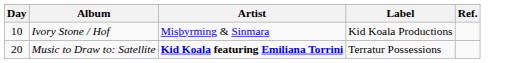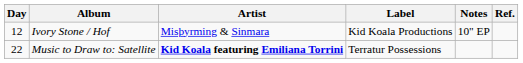+ column: (474, 13)
(17, 31) 10 -> (17, 31) 12
(17, 49) 20 -> (17, 49) 22
